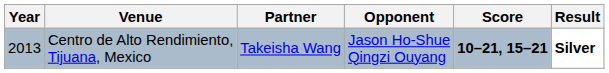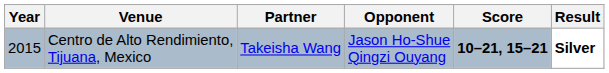(24, 48) 2013 -> (24, 48) 2015
